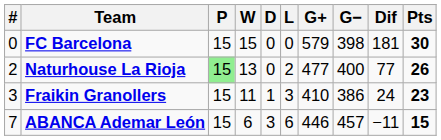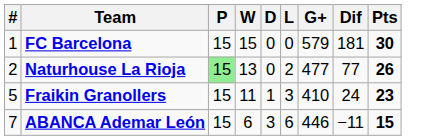- column: (351, 17)
(13, 43) 0 -> (13, 43) 1
(13, 95) 3 -> (13, 95) 5
